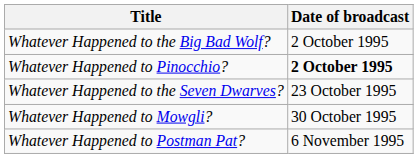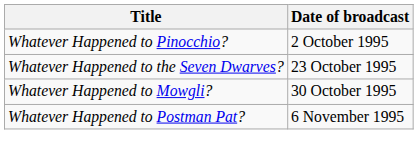- row: (139, 41)
(342, 66) bold -> (340, 41) normal
